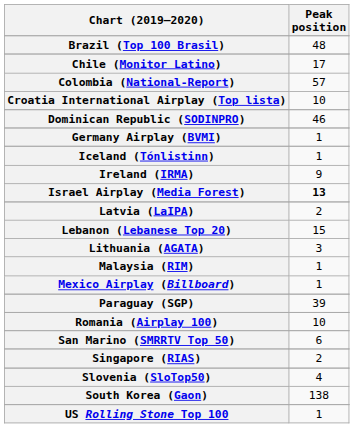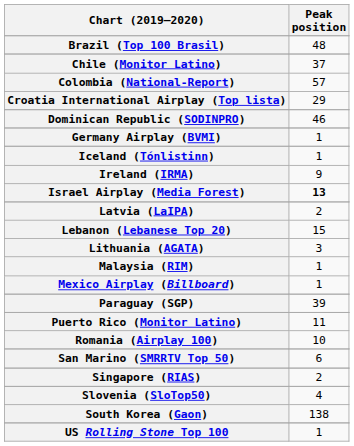(319, 64) 17 -> (319, 64) 37
(319, 100) 10 -> (319, 100) 29
+ row: (147, 322)
